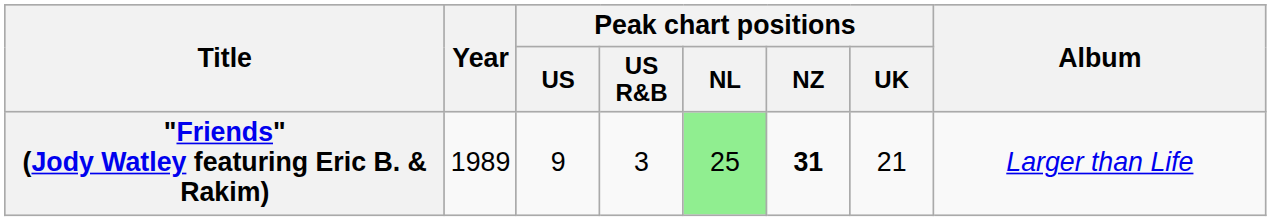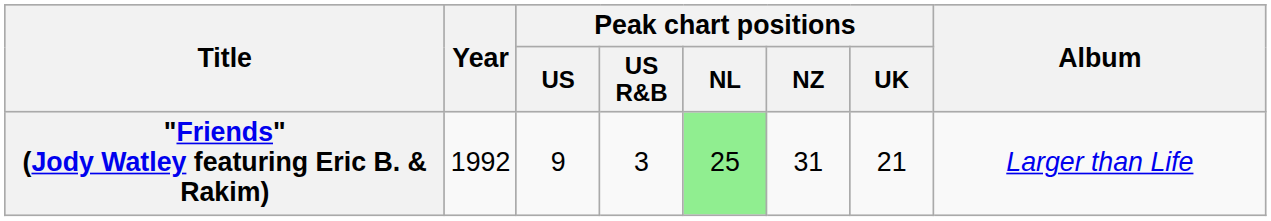(481, 162) 1989 -> (481, 162) 1992
(808, 162) bold -> (808, 162) normal
